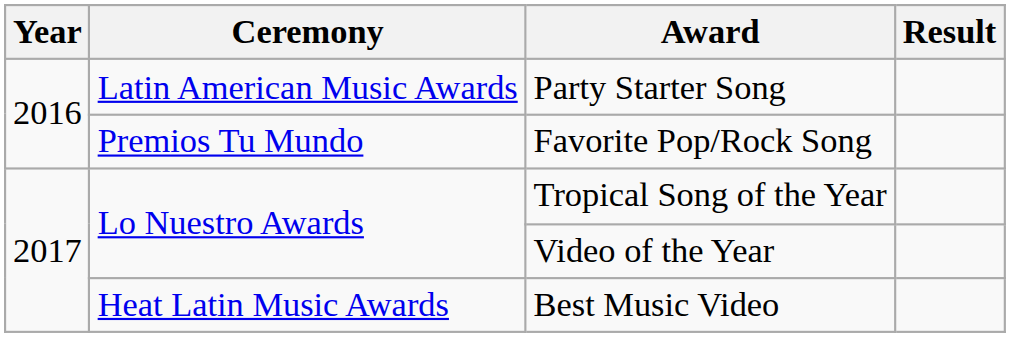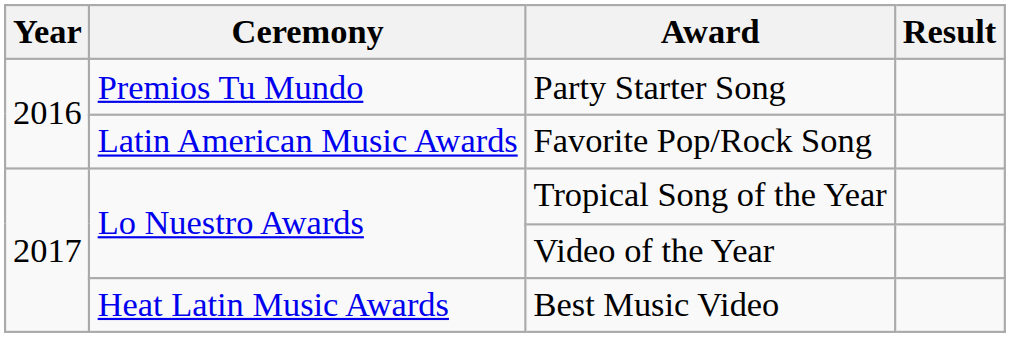(308, 86) Latin American Music Awards -> (231, 86) Premios Tu Mundo
(231, 140) Premios Tu Mundo -> (308, 140) Latin American Music Awards
